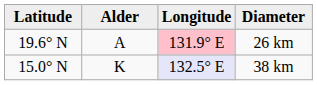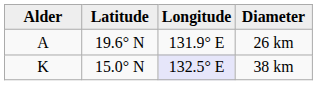columns swapped: (120, 17) <-> (43, 17)
(197, 42) pink background -> (197, 42) no background
